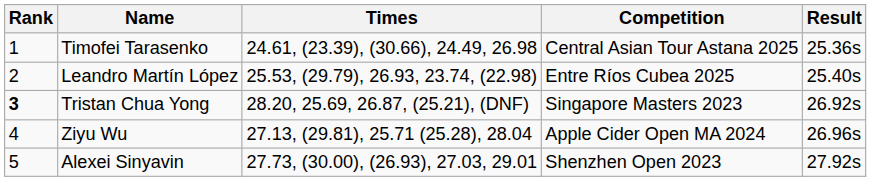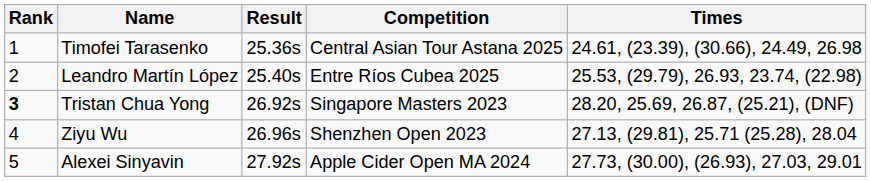columns swapped: (834, 18) <-> (392, 18)
(655, 133) Apple Cider Open MA 2024 -> (398, 133) Shenzhen Open 2023
(633, 162) Shenzhen Open 2023 -> (420, 162) Apple Cider Open MA 2024
